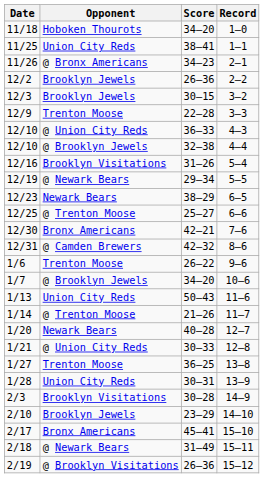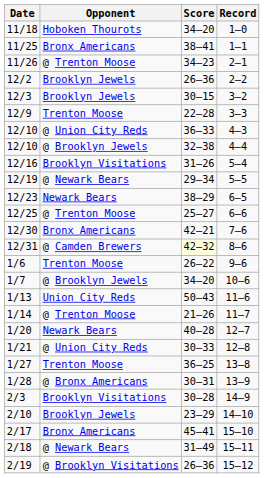(89, 46) Union City Reds -> (89, 46) Bronx Americans
(95, 63) @ Bronx Americans -> (89, 63) @ Trenton Moose
(199, 247) no background -> (199, 247) lightyellow background
(89, 381) Union City Reds -> (95, 381) @ Bronx Americans
